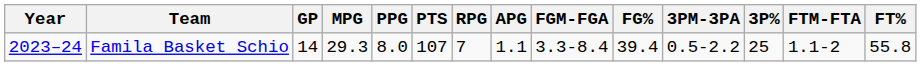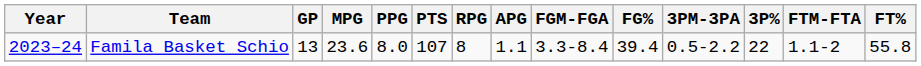(308, 47) 14 -> (308, 47) 13
(347, 47) 29.3 -> (347, 47) 23.6
(461, 47) 7 -> (461, 47) 8
(759, 47) 25 -> (759, 47) 22
